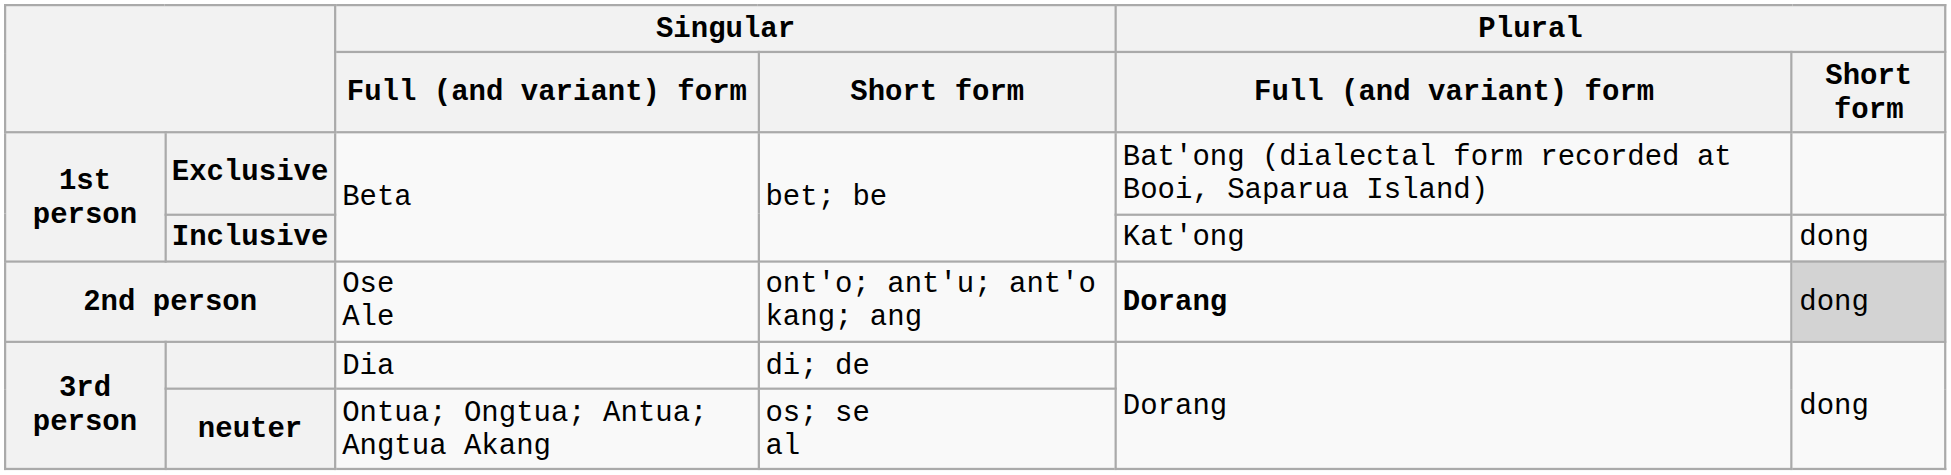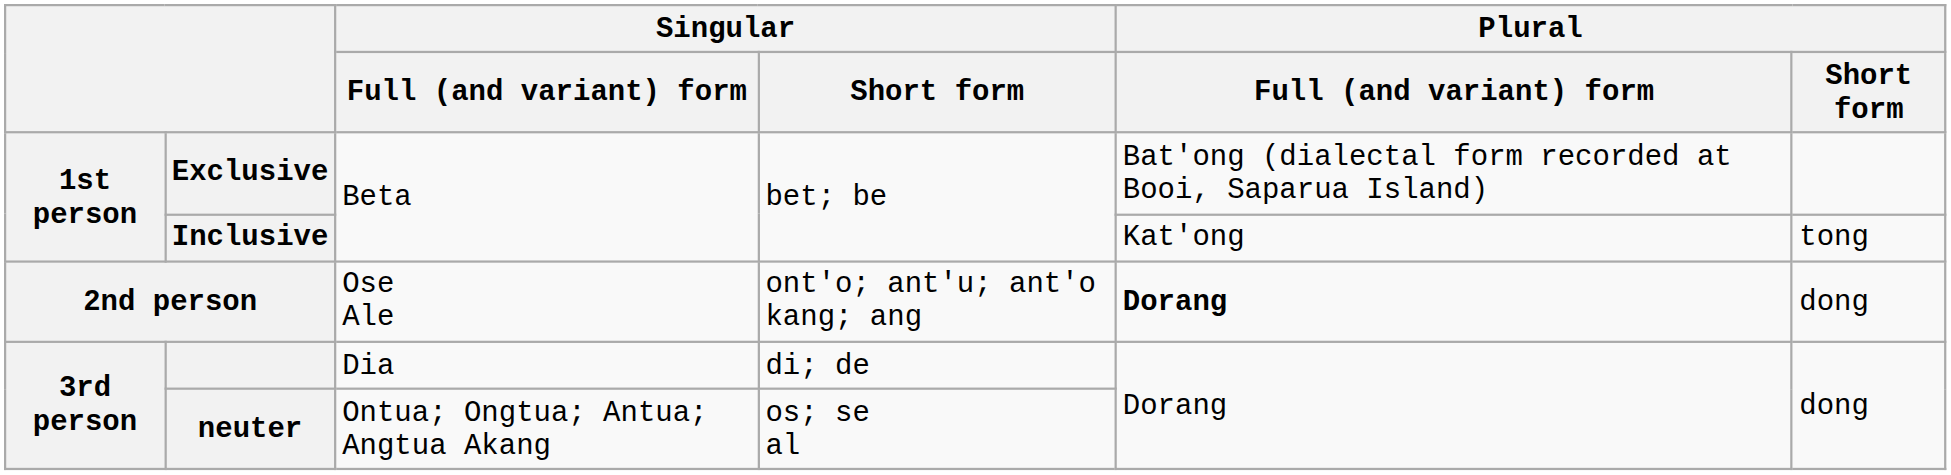(1834, 237) dong -> (1834, 237) tong
(1834, 301) lightgrey background -> (1834, 301) no background
